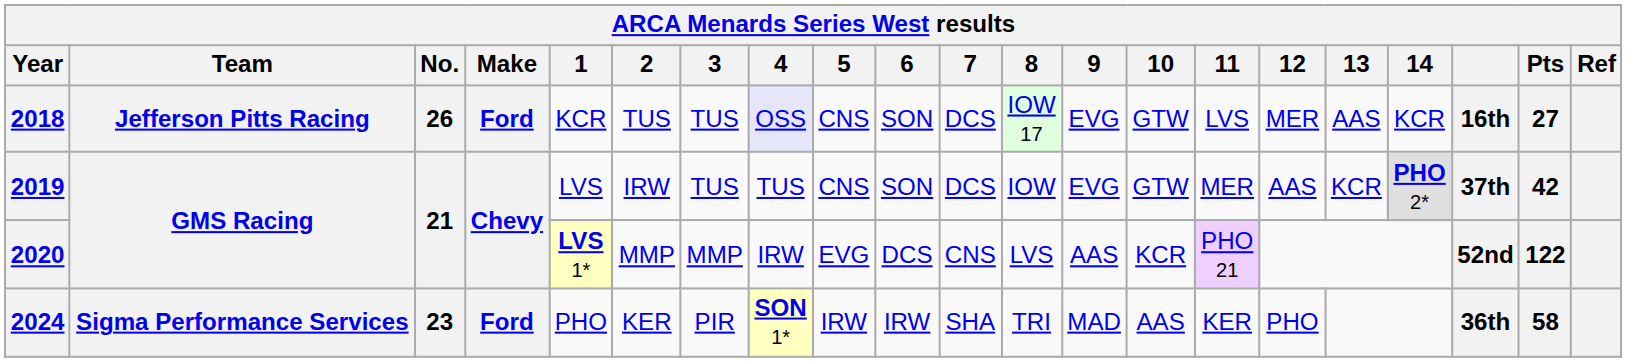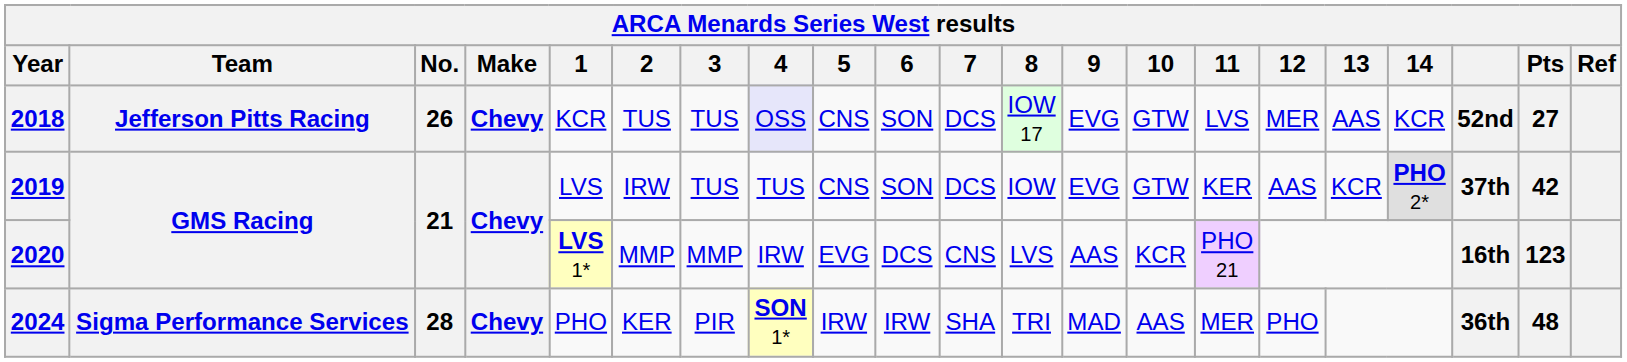(507, 118) Ford -> (507, 118) Chevy
(1485, 118) 16th -> (1486, 118) 52nd
(1227, 186) MER -> (1227, 186) KER
(1486, 254) 52nd -> (1485, 254) 16th
(1545, 254) 122 -> (1545, 254) 123
(440, 322) 23 -> (440, 322) 28
(507, 322) Ford -> (507, 322) Chevy
(1227, 322) KER -> (1227, 322) MER
(1545, 322) 58 -> (1545, 322) 48
